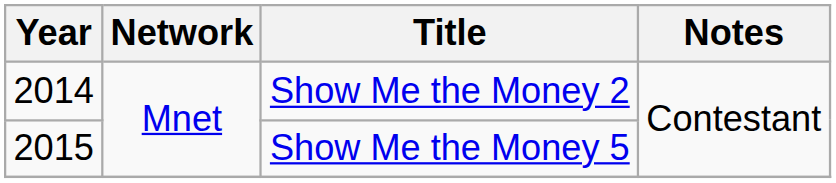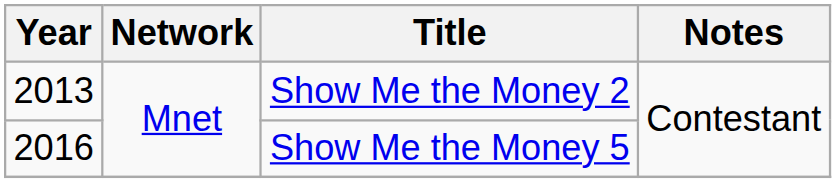(54, 90) 2014 -> (54, 90) 2013
(54, 147) 2015 -> (54, 147) 2016
